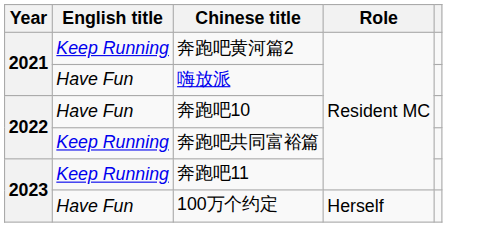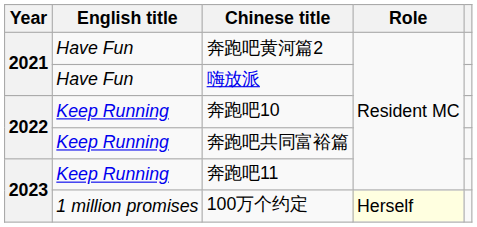(113, 48) Keep Running -> (95, 48) Have Fun
(95, 111) Have Fun -> (113, 111) Keep Running
(95, 205) Have Fun -> (127, 205) 1 million promises
(356, 205) no background -> (385, 205) lightyellow background
